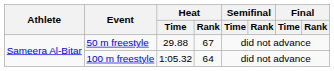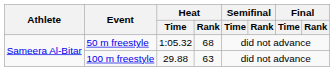(176, 43) 29.88 -> (176, 43) 1:05.32
(208, 43) 67 -> (208, 43) 68
(176, 59) 1:05.32 -> (176, 59) 29.88
(208, 59) 64 -> (208, 59) 63
